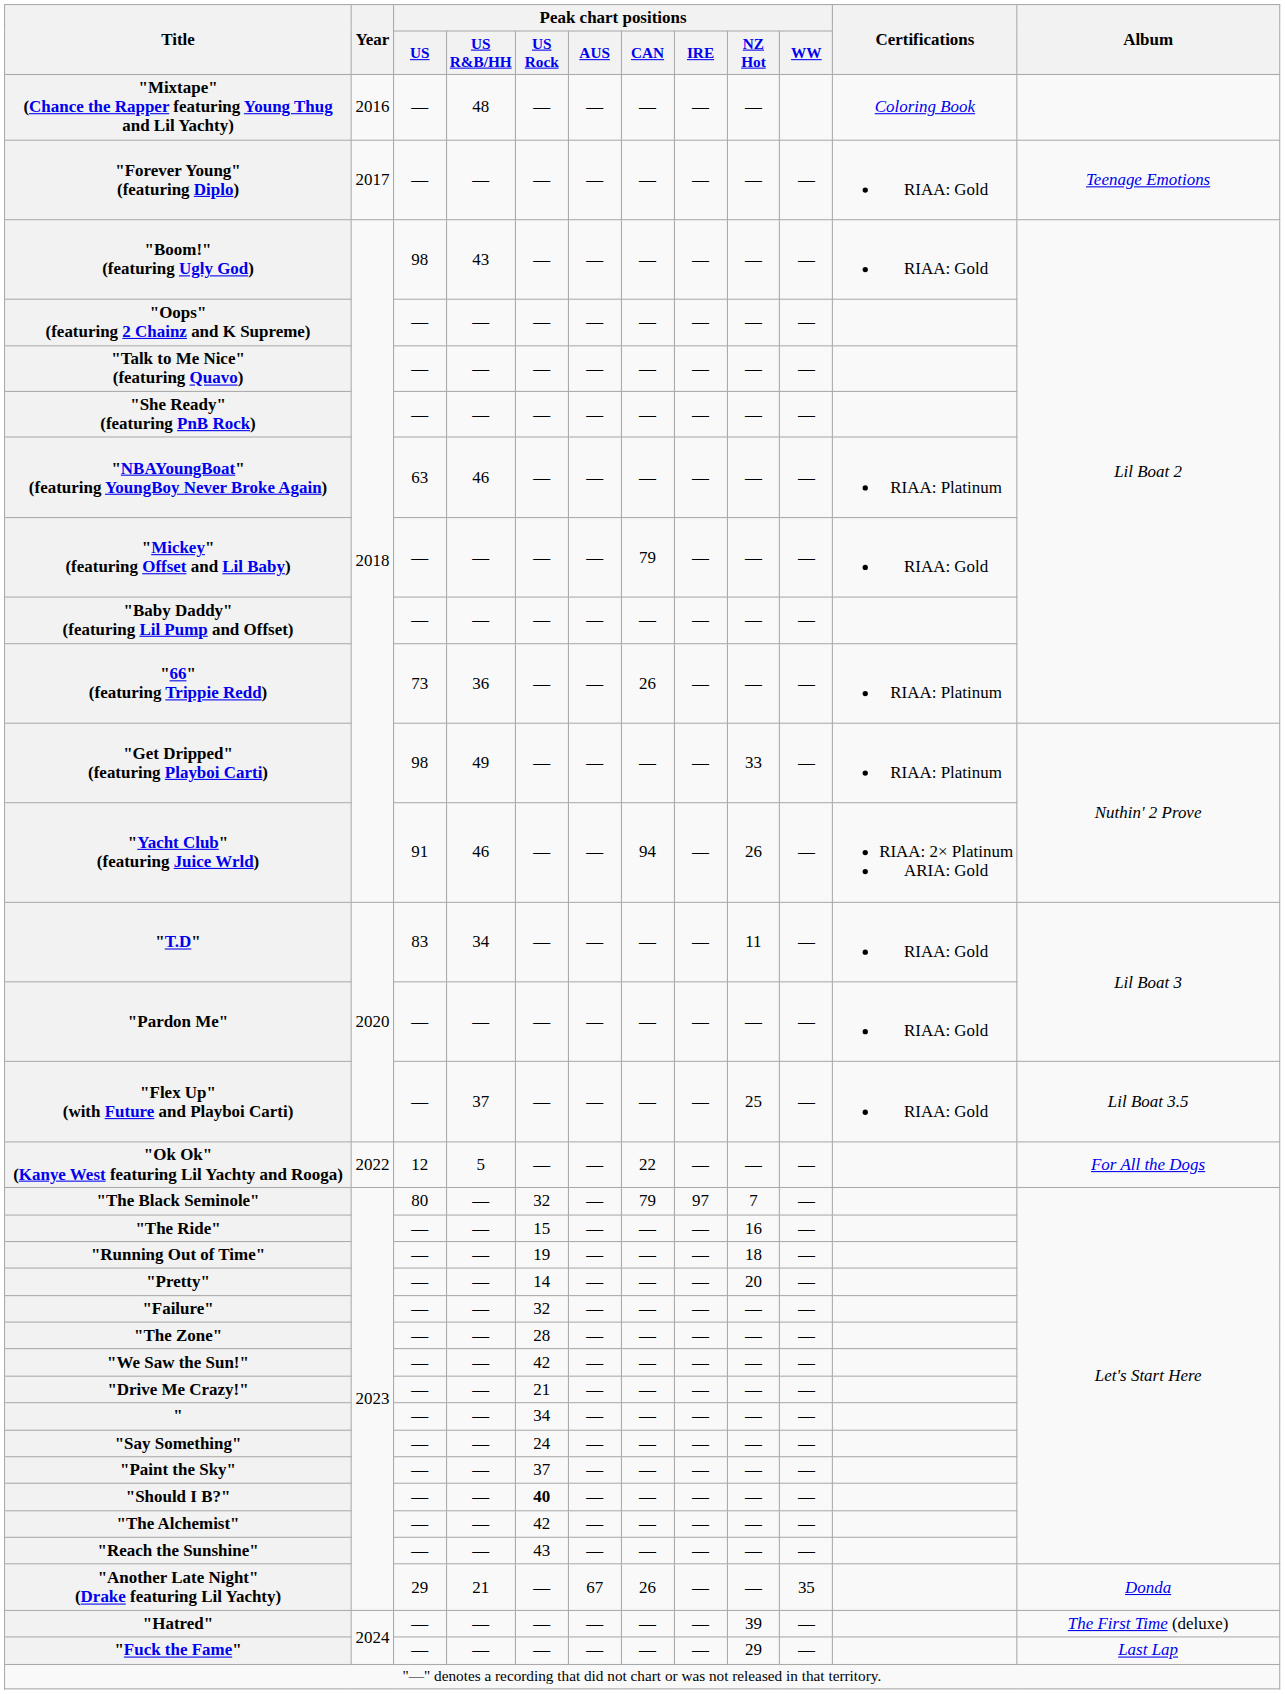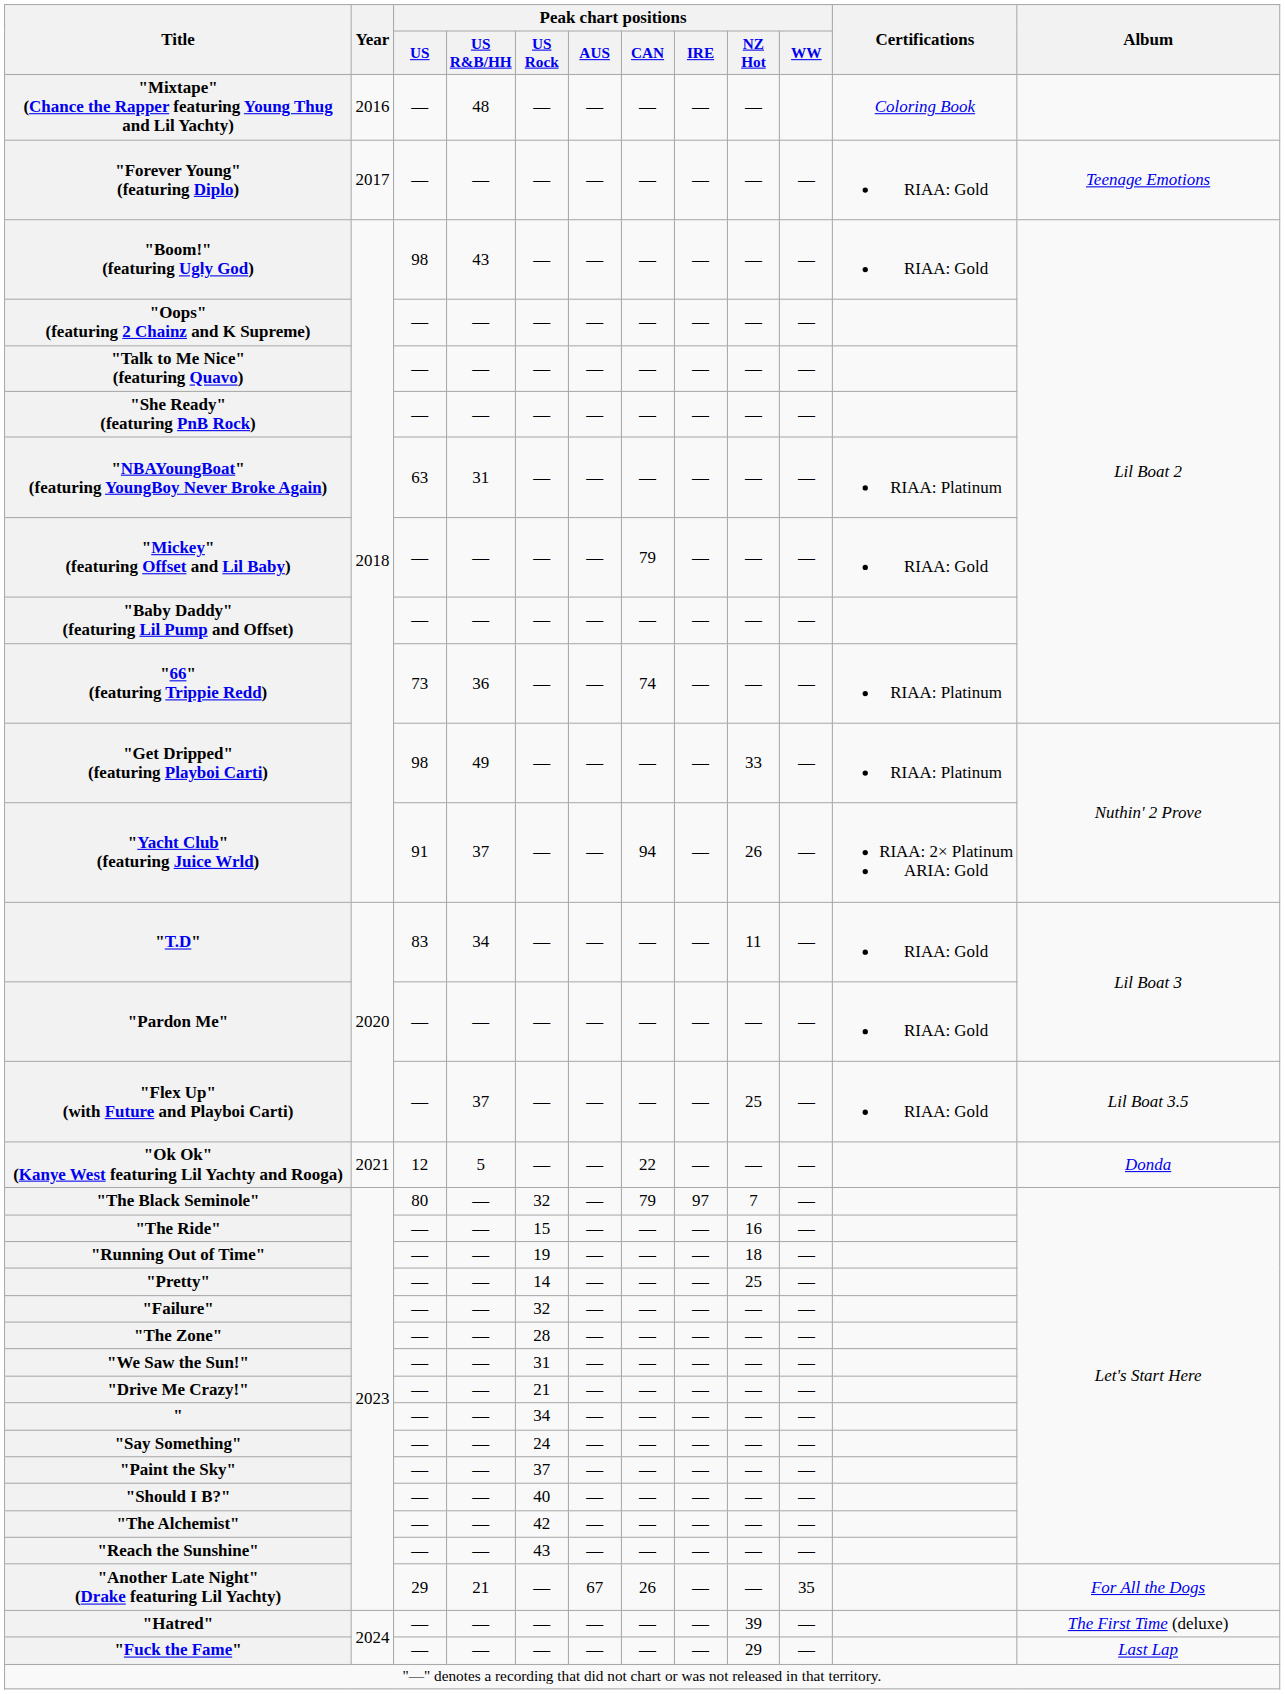(481, 477) 46 -> (481, 477) 31
(648, 683) 26 -> (648, 683) 74
(481, 852) 46 -> (481, 852) 37
(372, 1164) 2022 -> (372, 1164) 2021
(1148, 1164) For All the Dogs -> (1148, 1164) Donda
(753, 1281) 20 -> (753, 1281) 25
(542, 1362) 42 -> (542, 1362) 31
(542, 1496) bold -> (542, 1496) normal
(1148, 1587) Donda -> (1148, 1587) For All the Dogs
